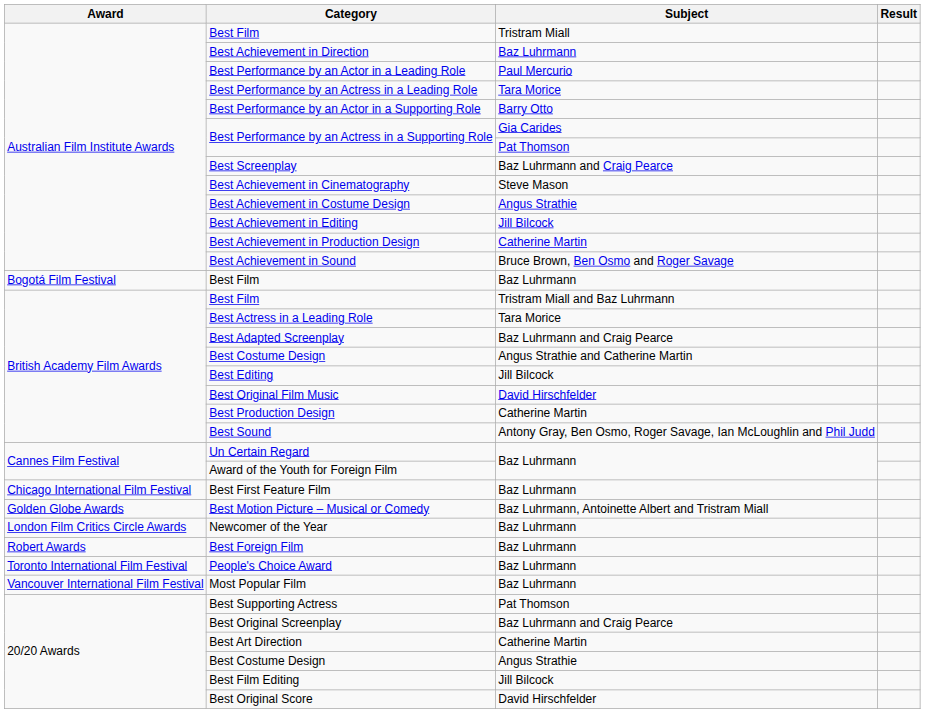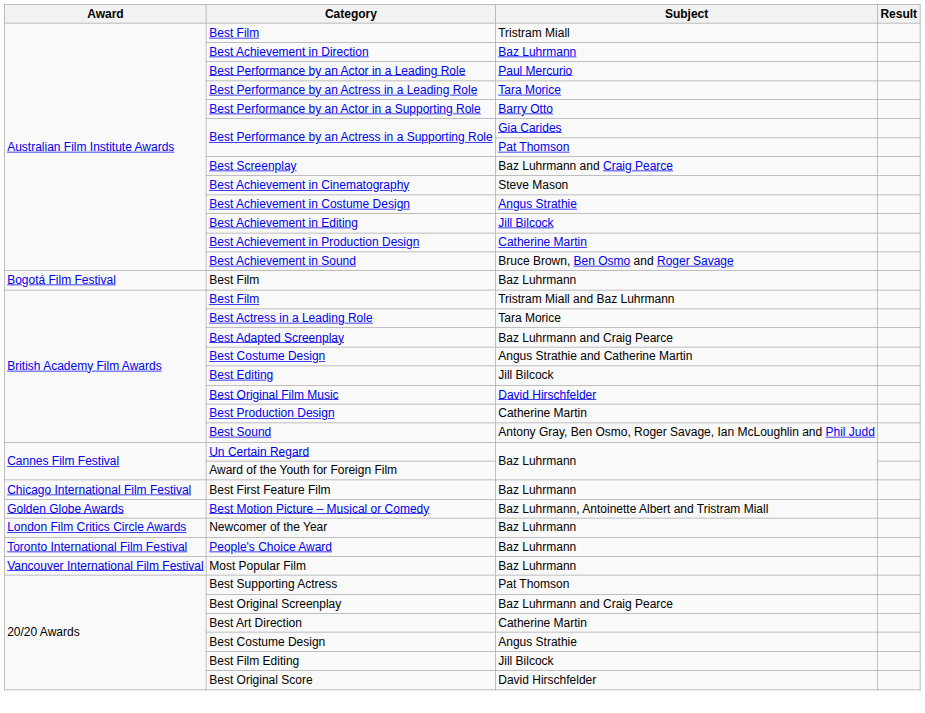- row: (256, 546)
